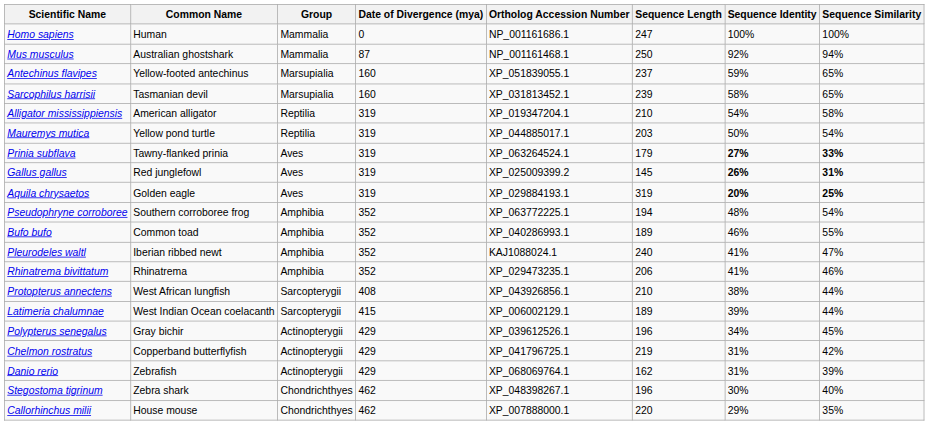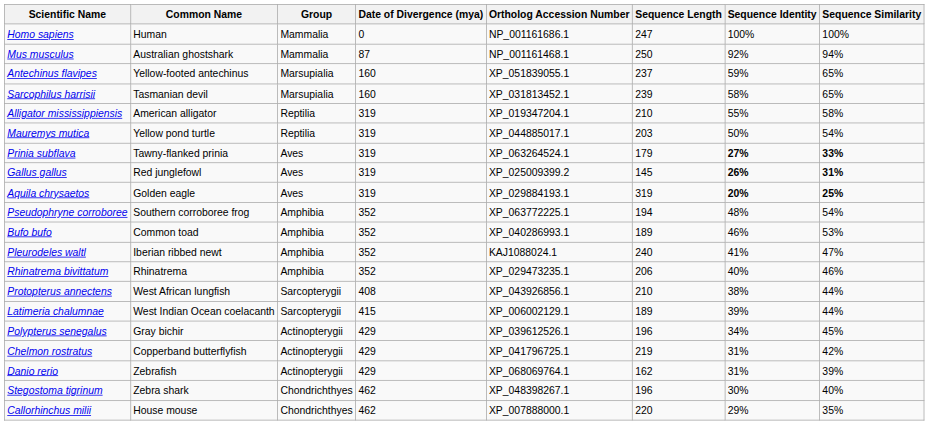(738, 114) 54% -> (738, 114) 55%
(833, 232) 55% -> (833, 232) 53%
(738, 272) 41% -> (738, 272) 40%
